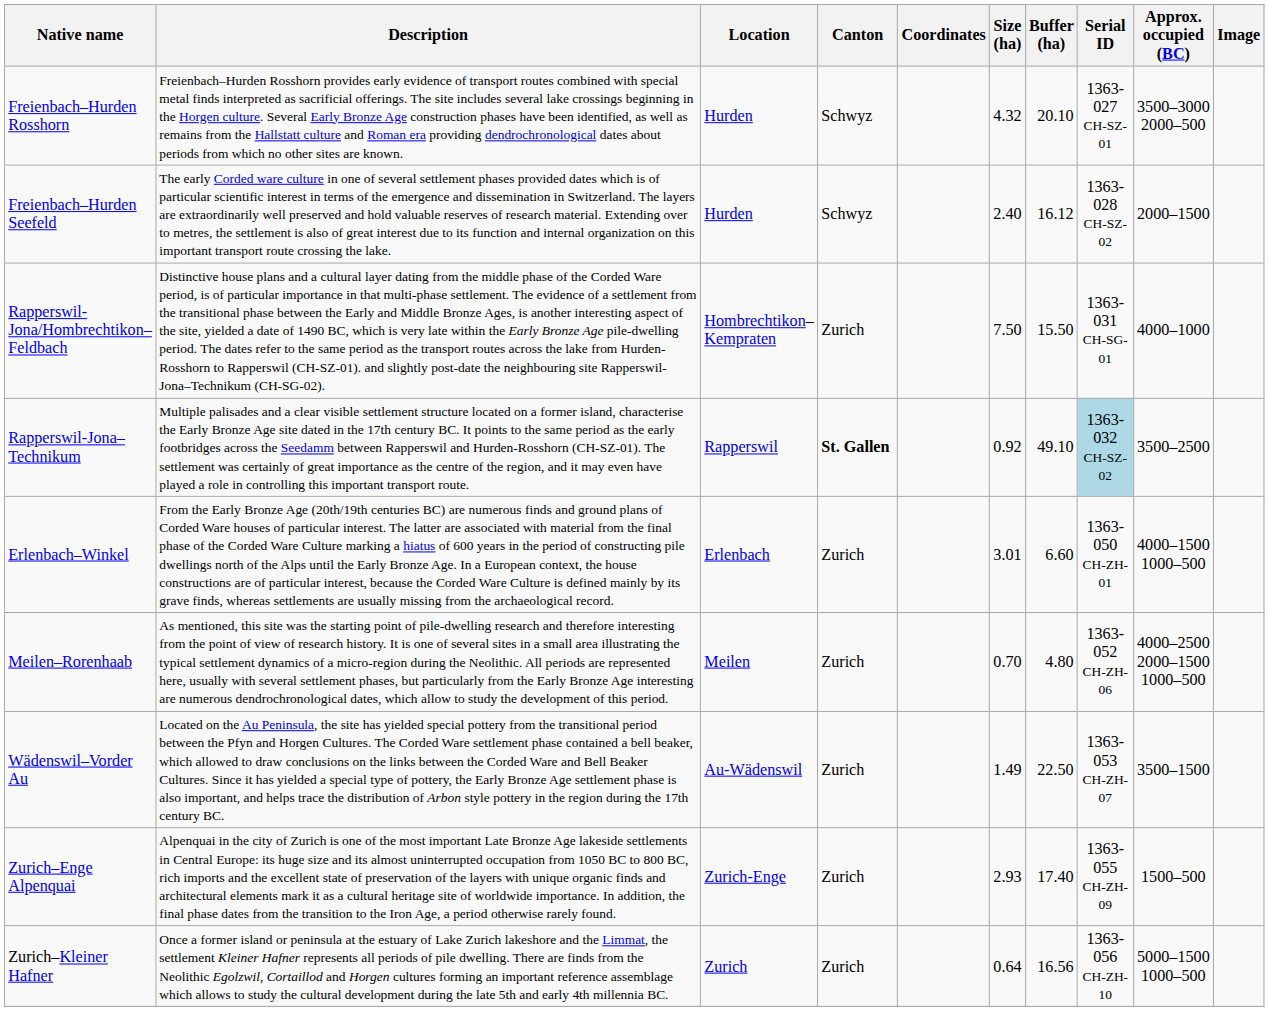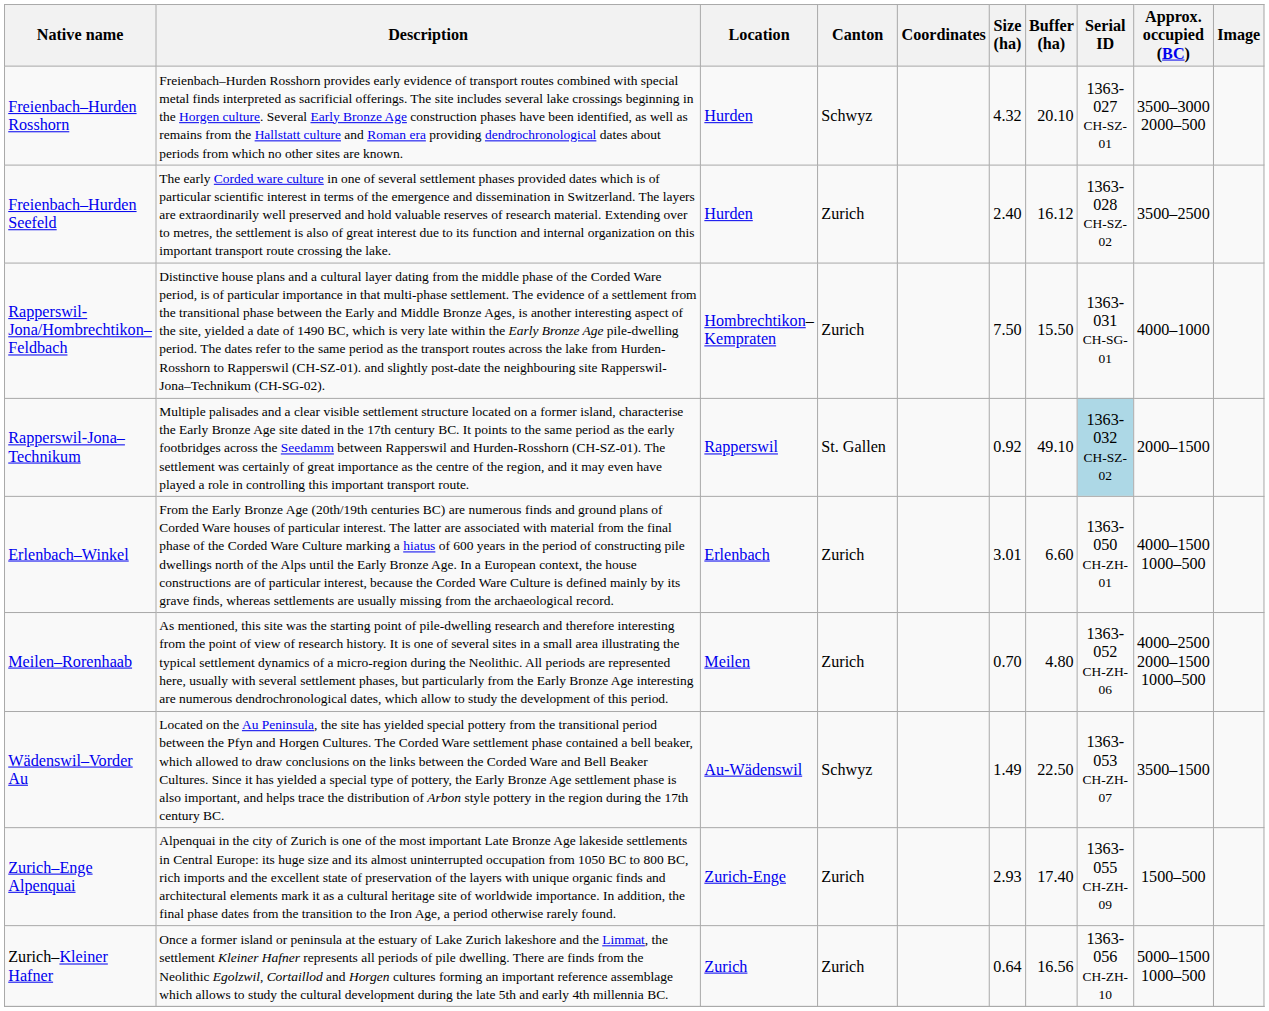(847, 214) Schwyz -> (843, 214) Zurich
(1173, 214) 2000–1500 -> (1173, 214) 3500–2500
(855, 447) bold -> (854, 447) normal
(1173, 447) 3500–2500 -> (1173, 447) 2000–1500
(843, 769) Zurich -> (847, 769) Schwyz
